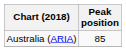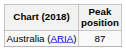(100, 38) 85 -> (100, 38) 87
